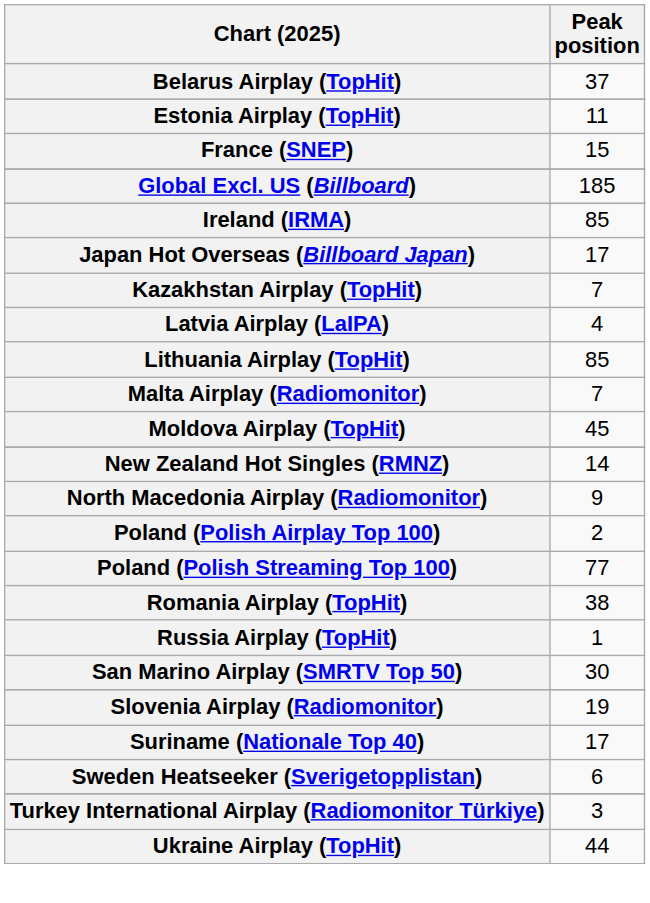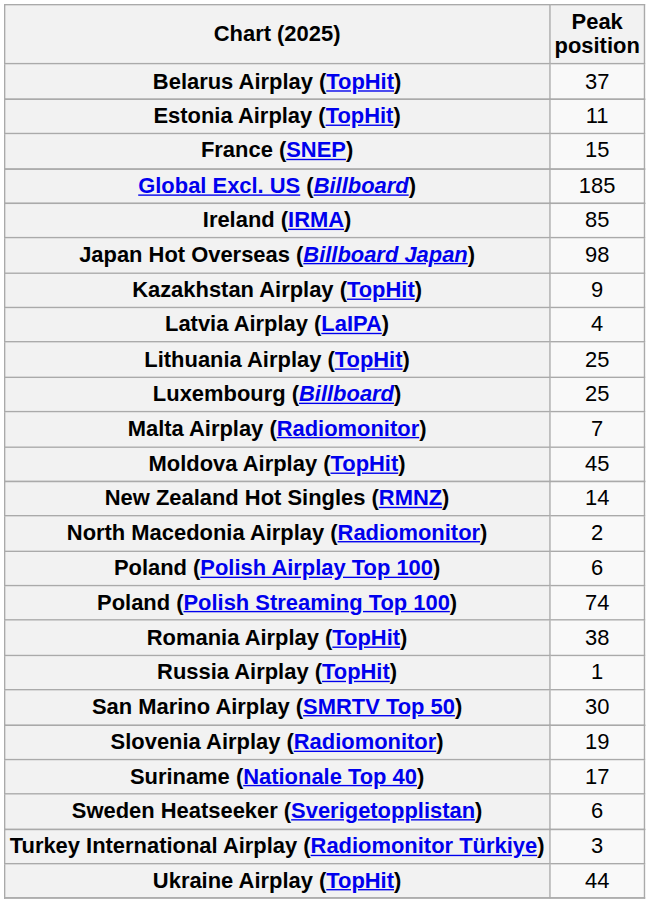(597, 255) 17 -> (597, 255) 98
(597, 289) 7 -> (597, 289) 9
(597, 359) 85 -> (597, 359) 25
+ row: (277, 394)
(597, 498) 9 -> (597, 533) 2
(597, 533) 2 -> (597, 567) 6
(597, 567) 77 -> (597, 602) 74
